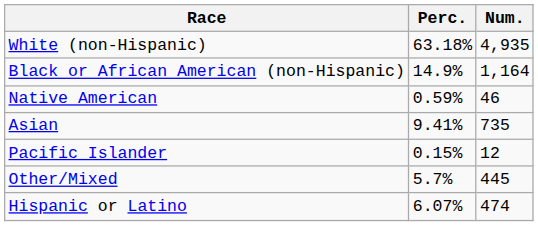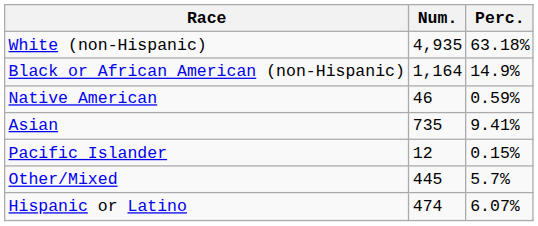columns swapped: (505, 18) <-> (442, 18)
